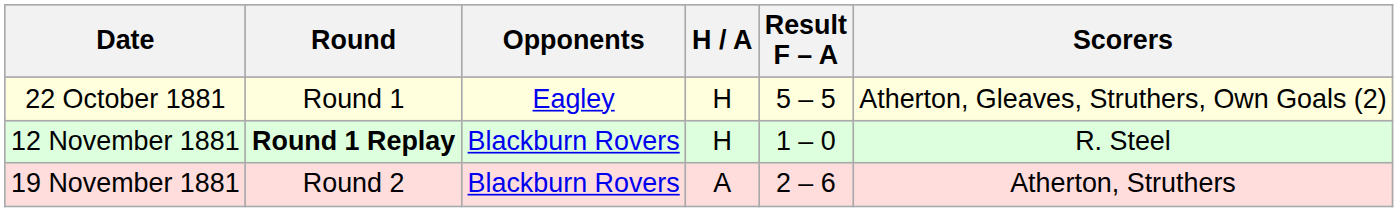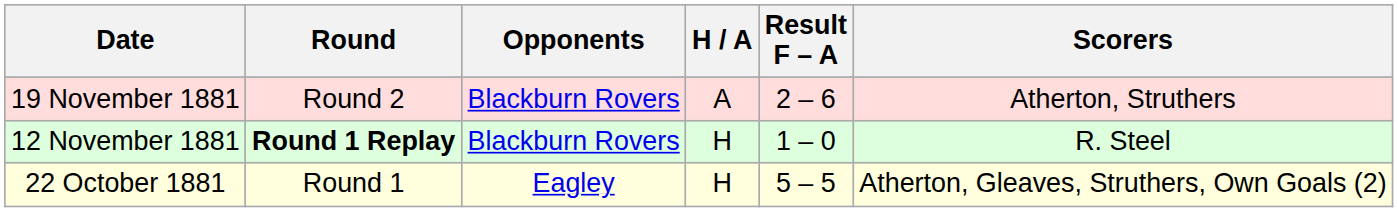rows swapped: (125, 98) <-> (125, 183)
